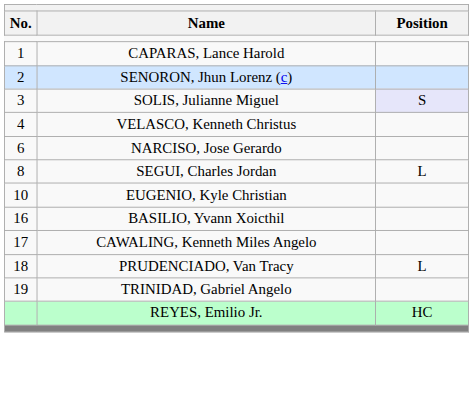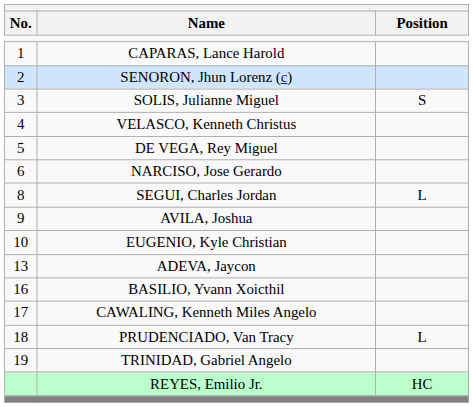(422, 100) lavender background -> (422, 100) no background
+ row: (21, 148)
+ row: (21, 218)
+ row: (21, 266)
